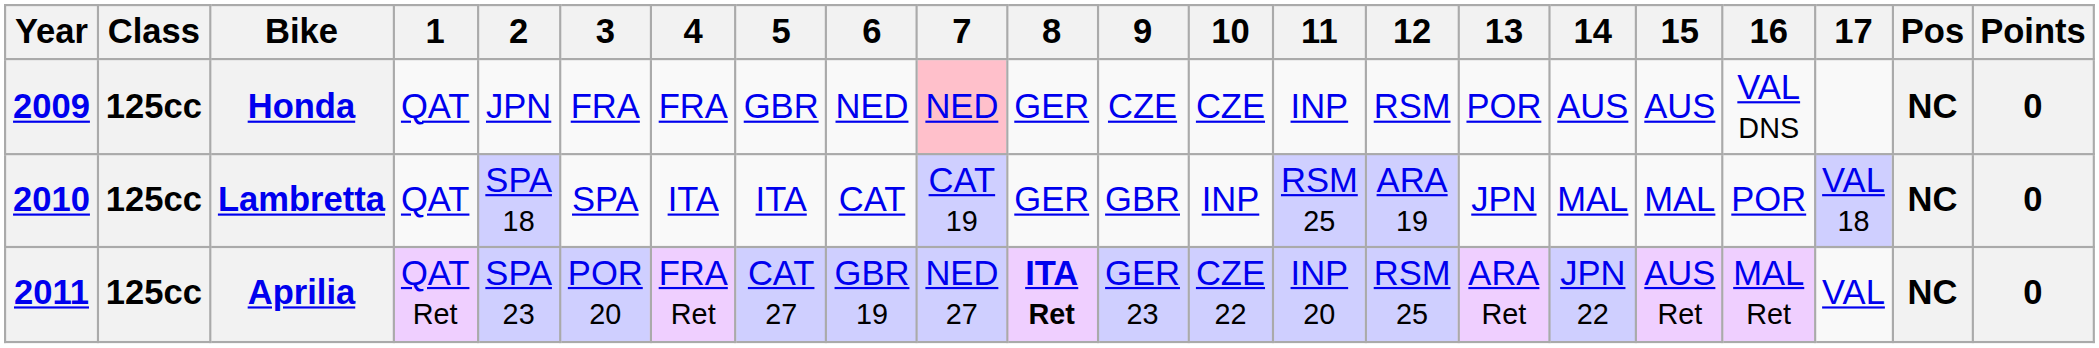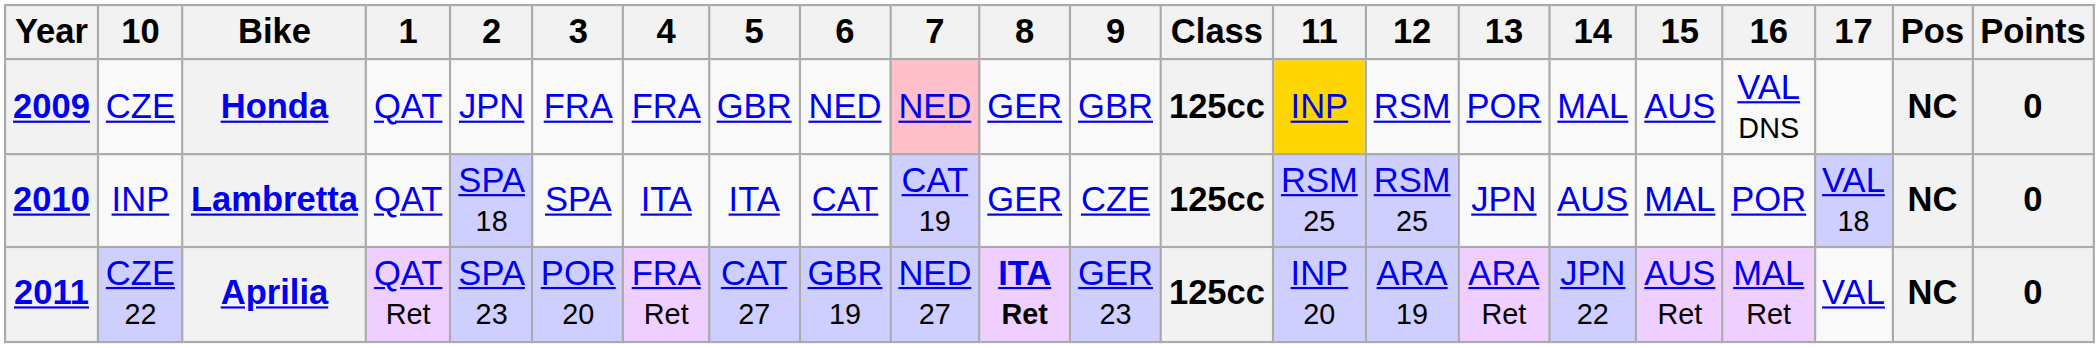columns swapped: (154, 31) <-> (1230, 31)
(1143, 106) CZE -> (1116, 106) GBR
(1319, 106) no background -> (1319, 106) gold background
(1593, 106) AUS -> (1593, 106) MAL
(1143, 199) GBR -> (1116, 199) CZE
(1412, 199) ARA 19 -> (1412, 199) RSM 25
(1593, 199) MAL -> (1593, 199) AUS
(1412, 293) RSM 25 -> (1412, 293) ARA 19
